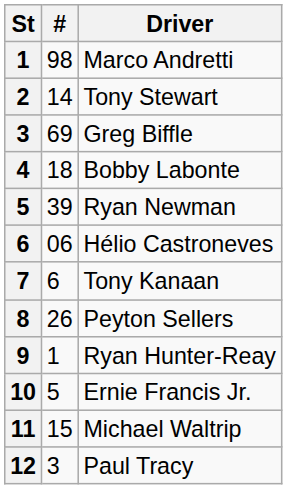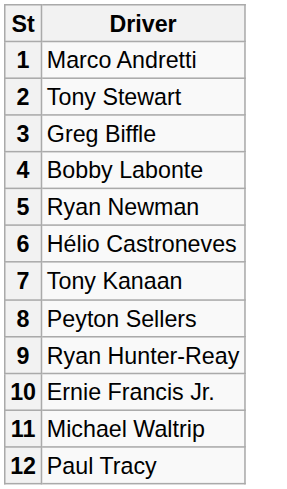- column: (60, 23)
